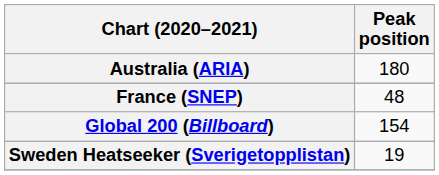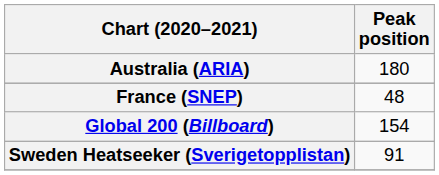(394, 155) 19 -> (394, 155) 91
